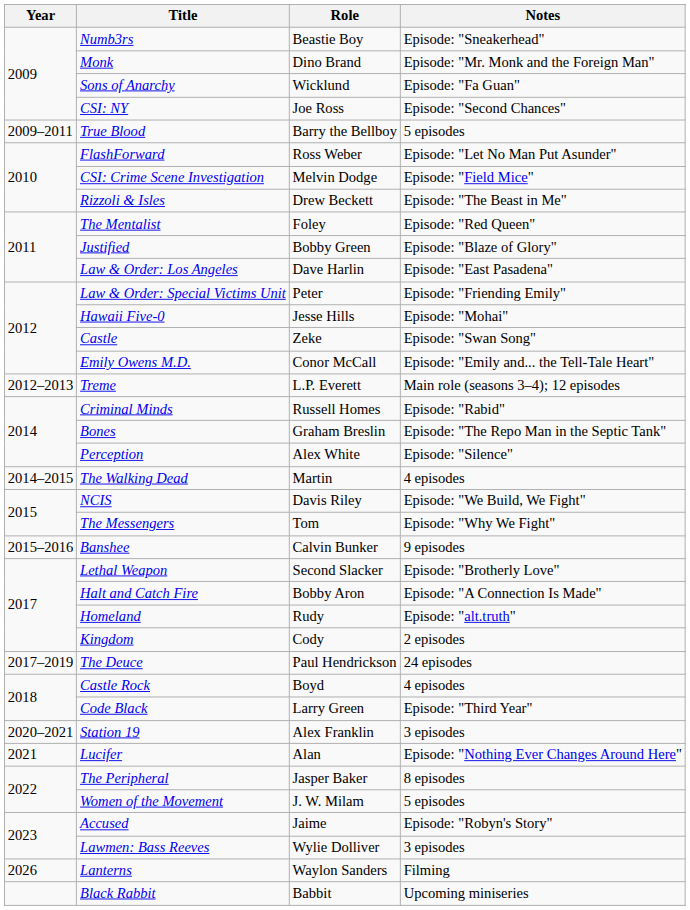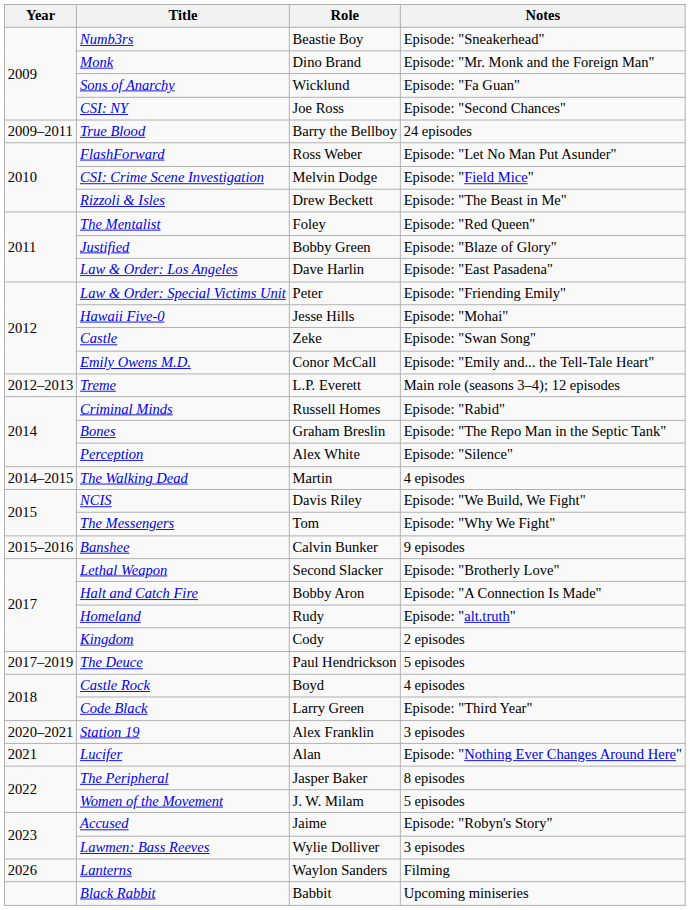(434, 131) 5 episodes -> (438, 131) 24 episodes
(438, 662) 24 episodes -> (434, 662) 5 episodes
